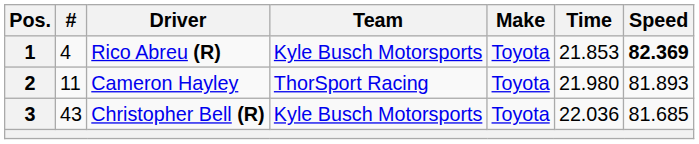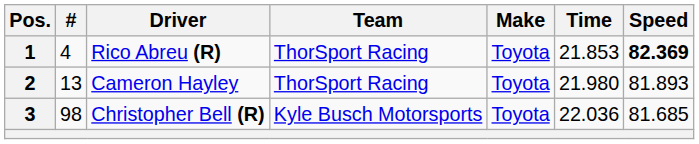(378, 52) Kyle Busch Motorsports -> (351, 52) ThorSport Racing
(70, 83) 11 -> (71, 83) 13
(71, 114) 43 -> (71, 114) 98
